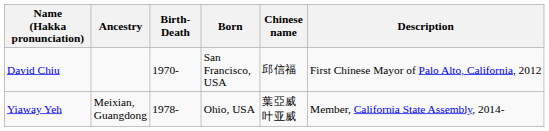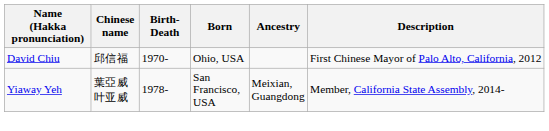columns swapped: (284, 26) <-> (120, 26)
(227, 69) San Francisco, USA -> (219, 58) Ohio, USA
(229, 109) Ohio, USA -> (217, 90) San Francisco, USA
